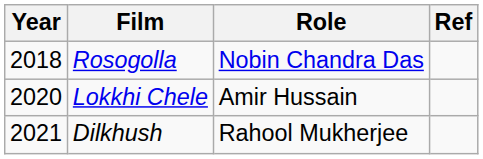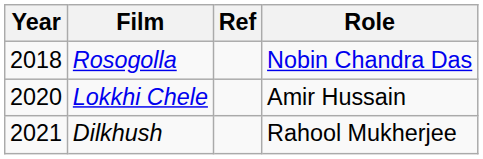columns swapped: (321, 23) <-> (453, 23)
